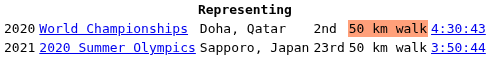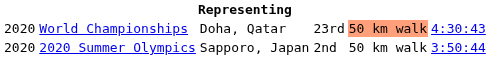(325, 28) 2nd -> (329, 28) 23rd
(20, 48) 2021 -> (20, 48) 2020
(329, 48) 23rd -> (325, 48) 2nd
